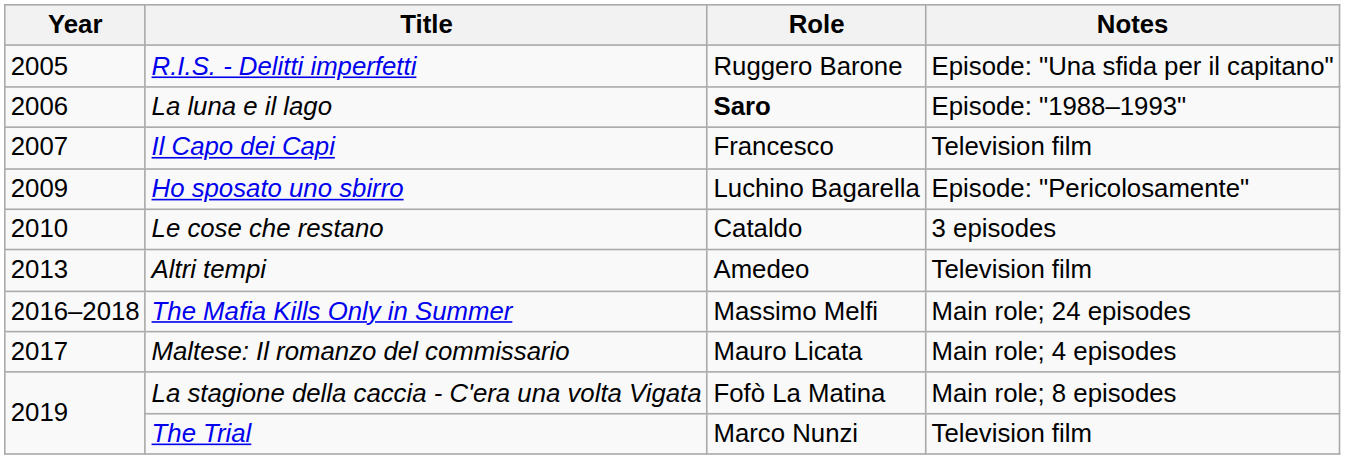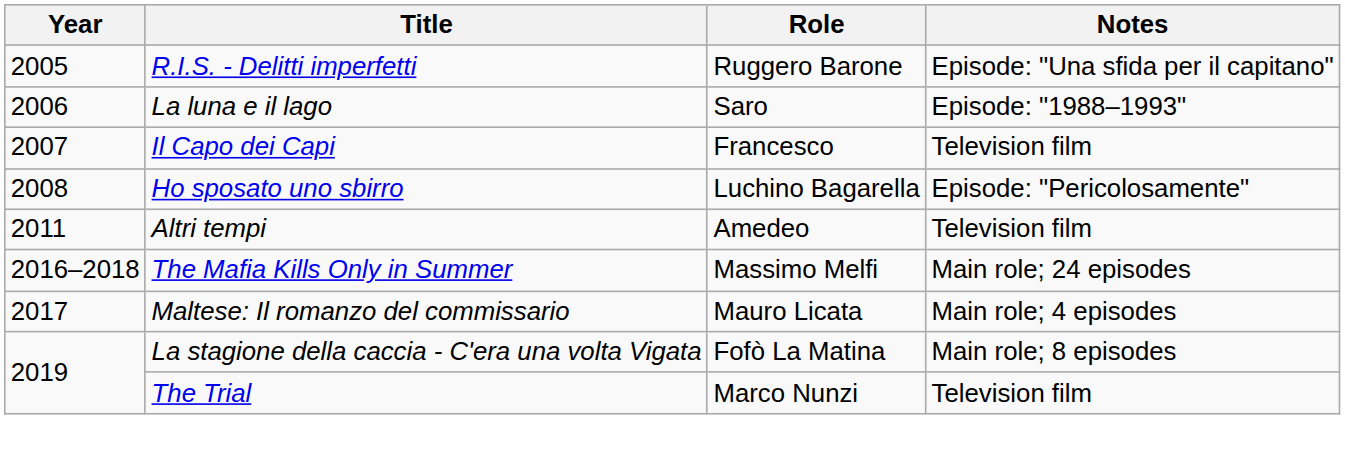(742, 106) bold -> (741, 106) normal
(39, 188) 2009 -> (39, 188) 2008
- row: (268, 229)
(39, 270) 2013 -> (38, 229) 2011
